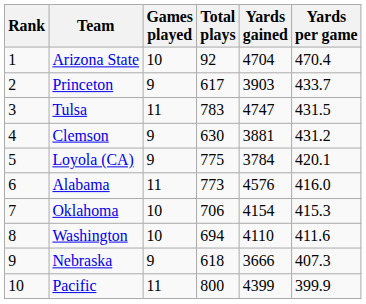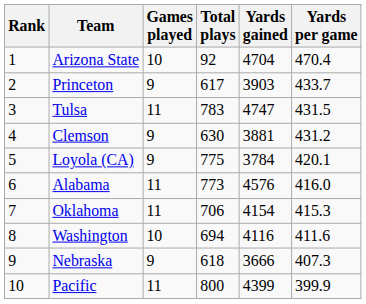(154, 210) 10 -> (154, 210) 11
(258, 235) 4110 -> (258, 235) 4116
